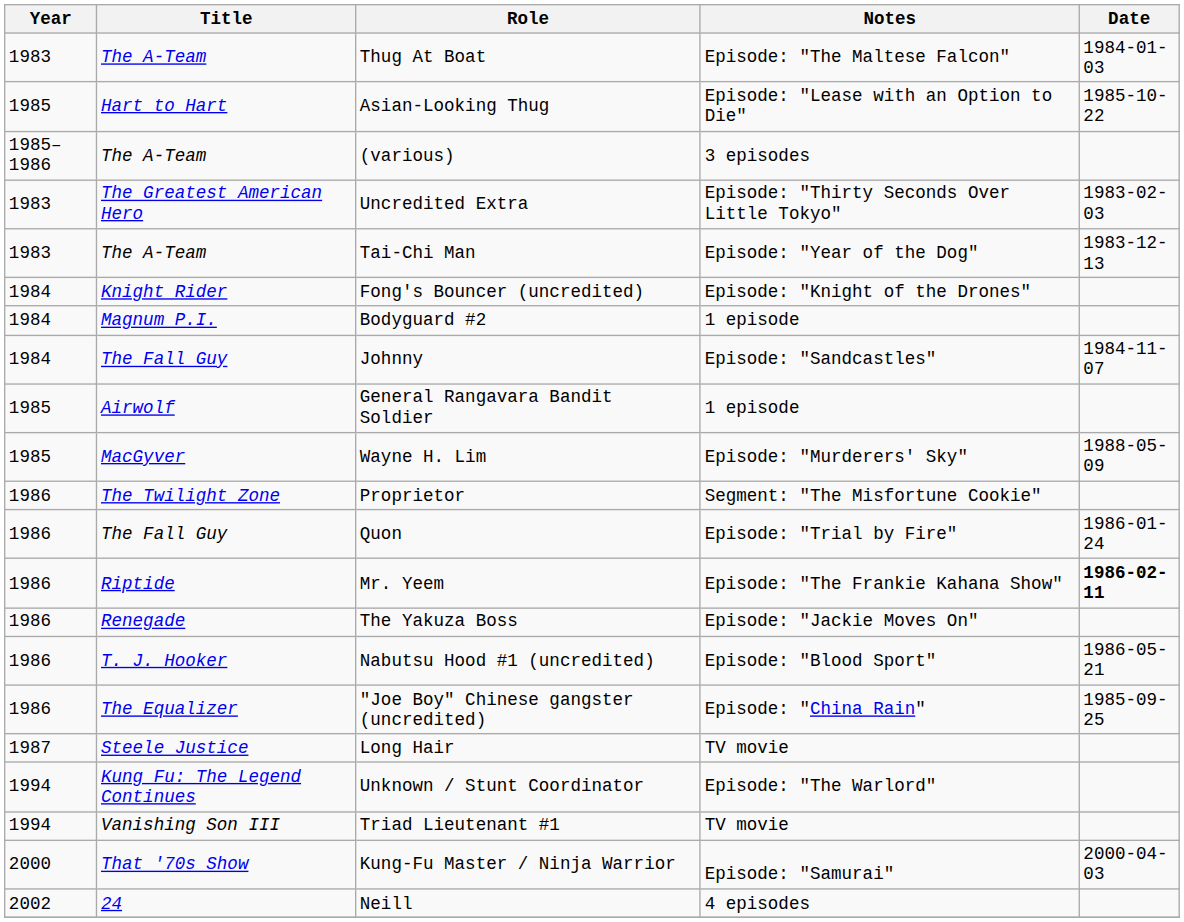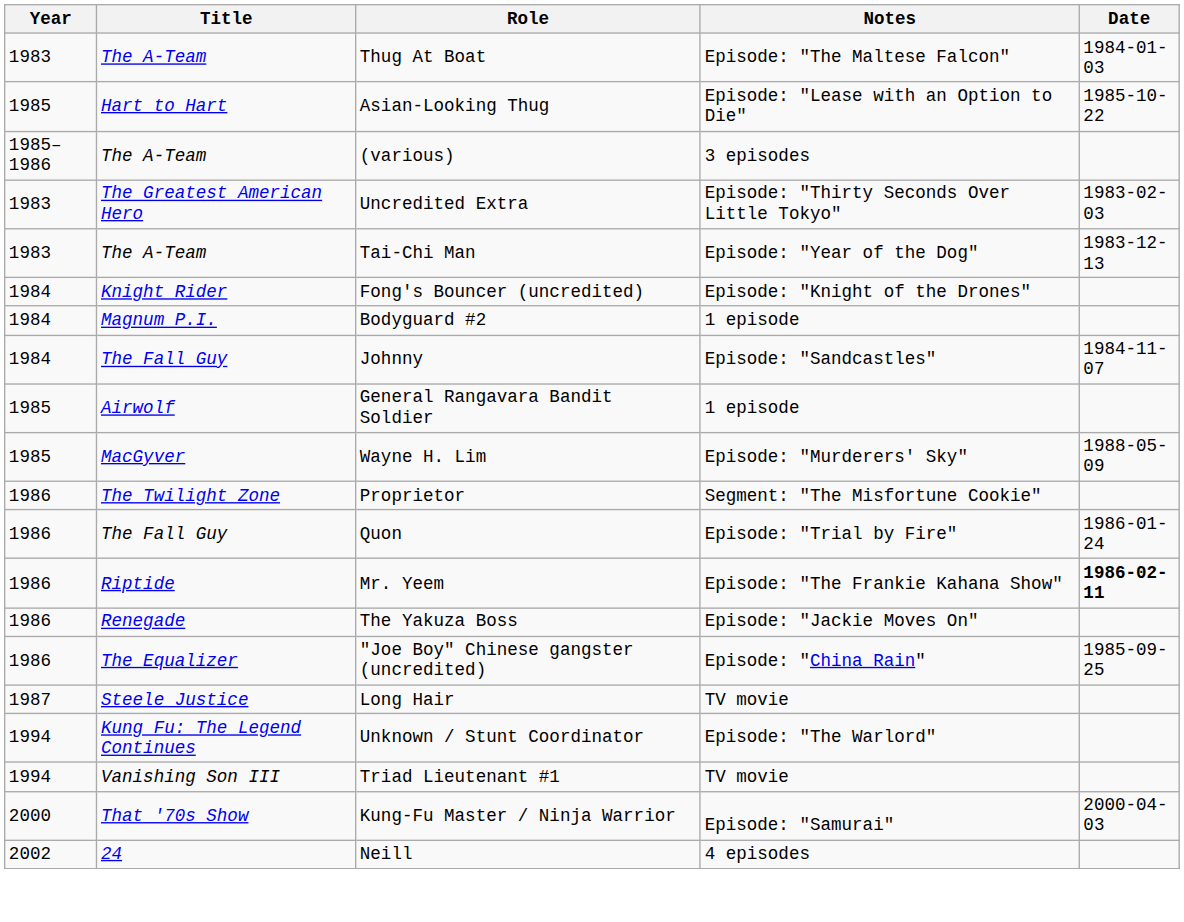- row: (507, 661)
